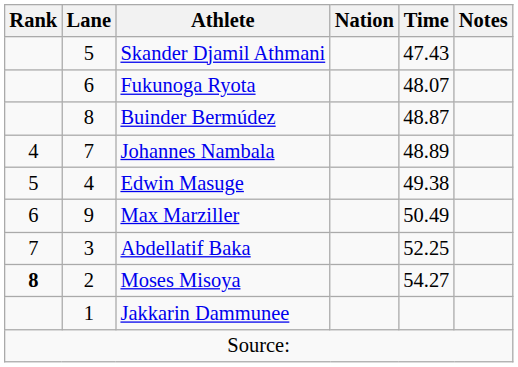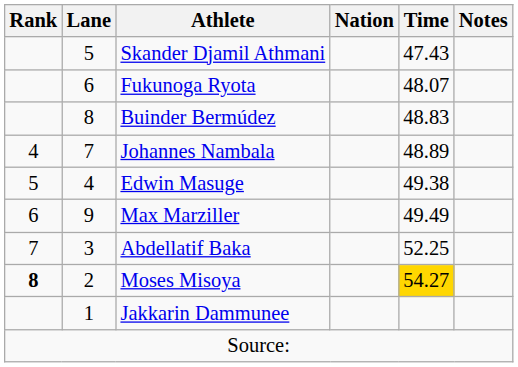(426, 118) 48.87 -> (426, 118) 48.83
(426, 215) 50.49 -> (426, 215) 49.49
(426, 280) no background -> (426, 280) gold background
